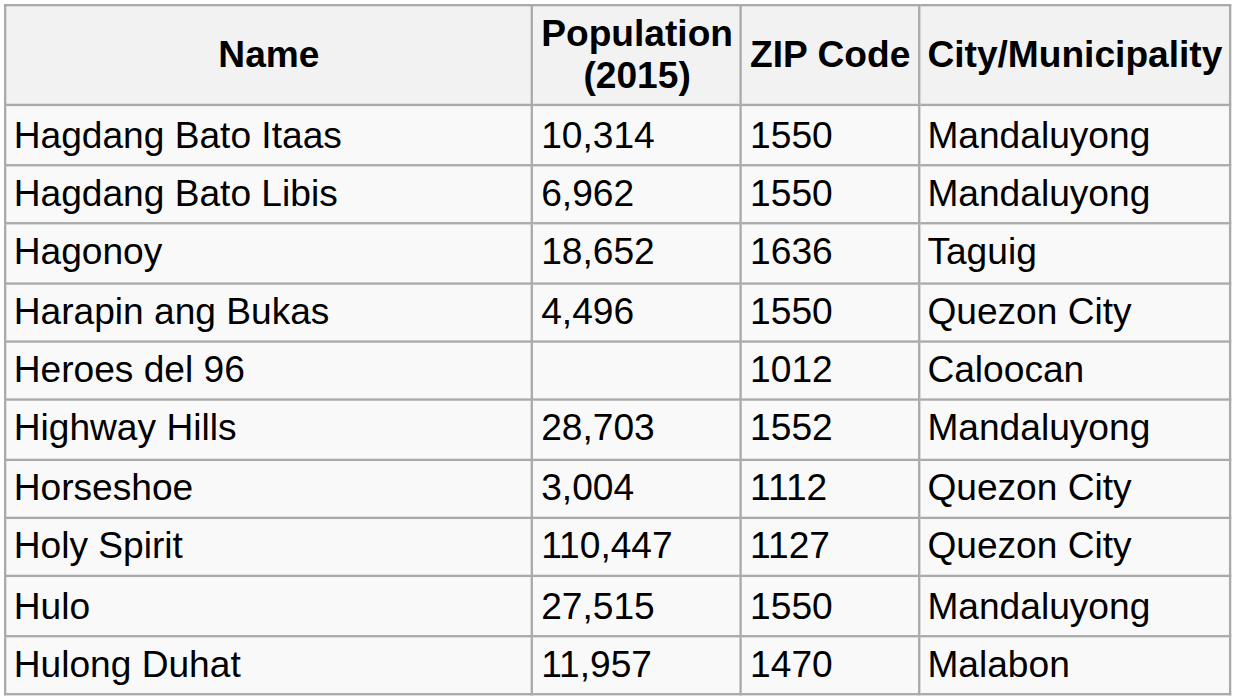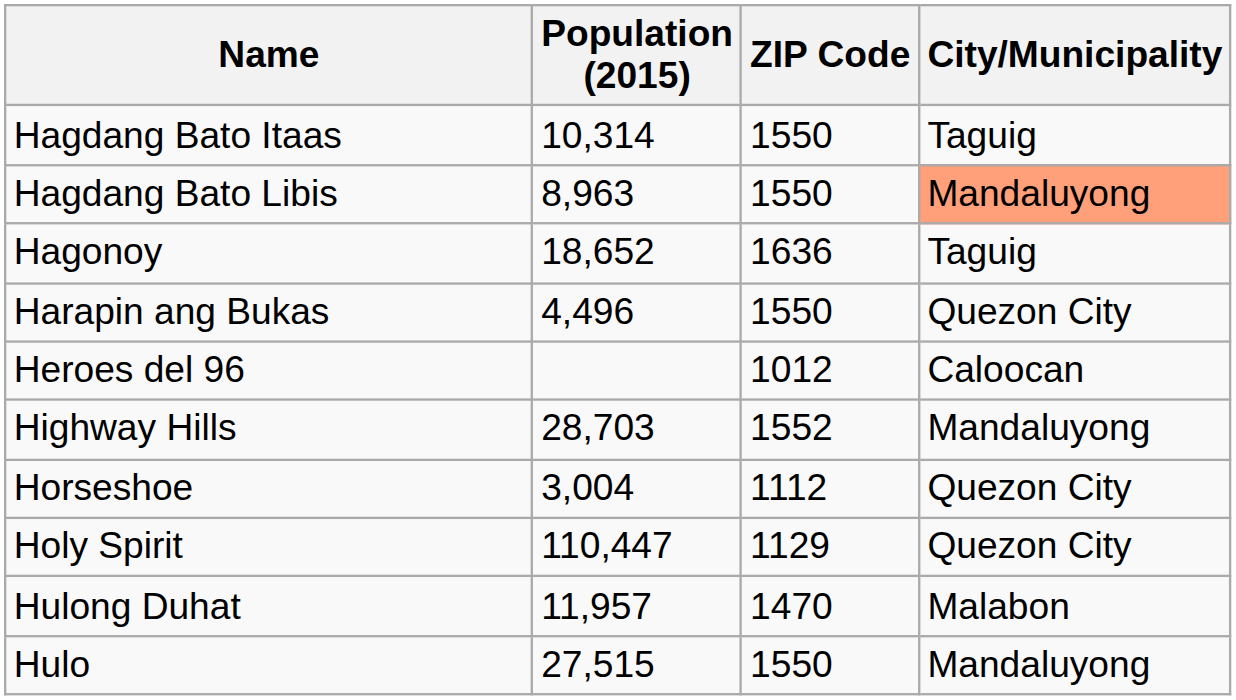(1039, 134) Mandaluyong -> (982, 134) Taguig
(588, 193) 6,962 -> (588, 193) 8,963
(1039, 193) no background -> (1039, 193) lightsalmon background
(790, 546) 1127 -> (790, 546) 1129
rows swapped: (52, 605) <-> (127, 664)
